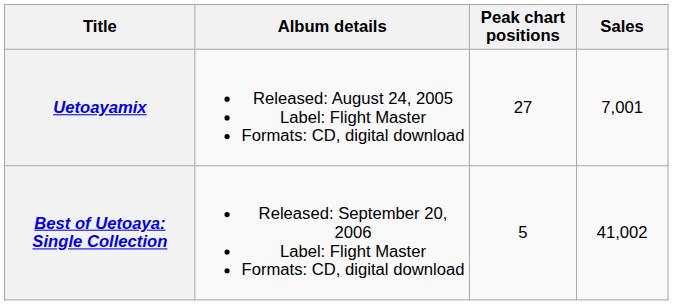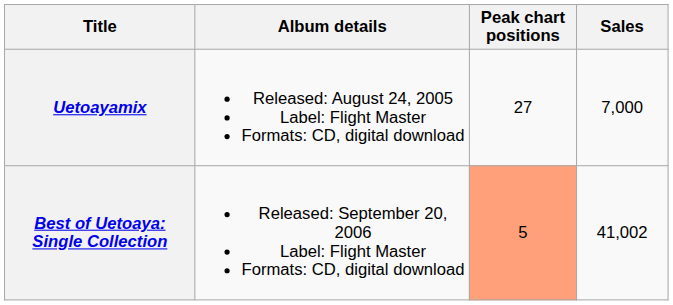(622, 107) 7,001 -> (622, 107) 7,000
(523, 232) no background -> (523, 232) lightsalmon background
